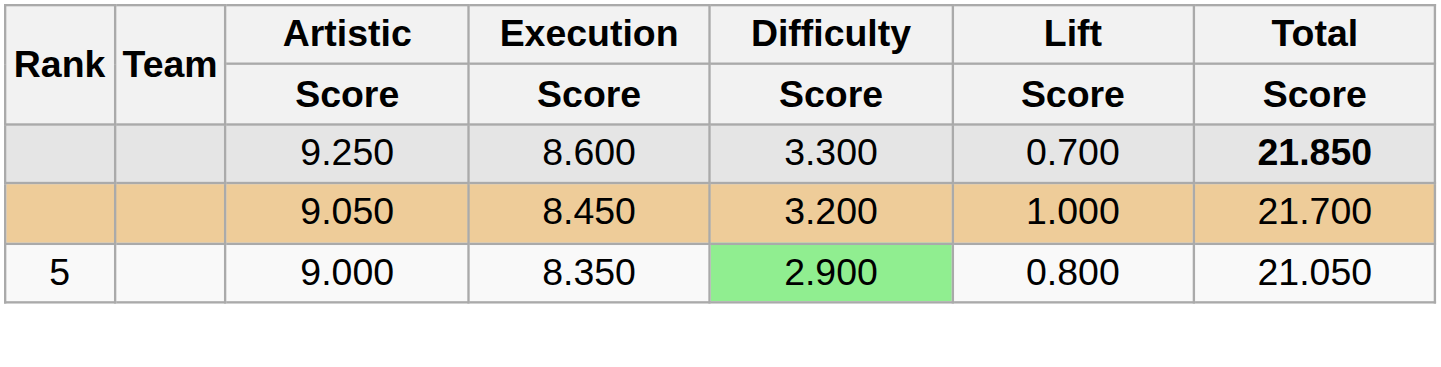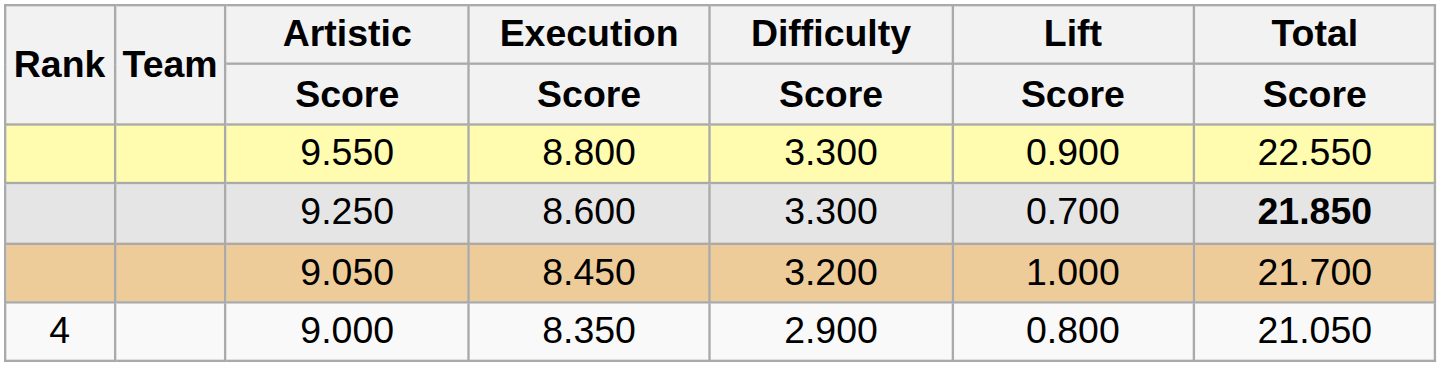+ row: (347, 152)
(60, 271) 5 -> (60, 331) 4
(831, 271) lightgreen background -> (831, 331) no background
